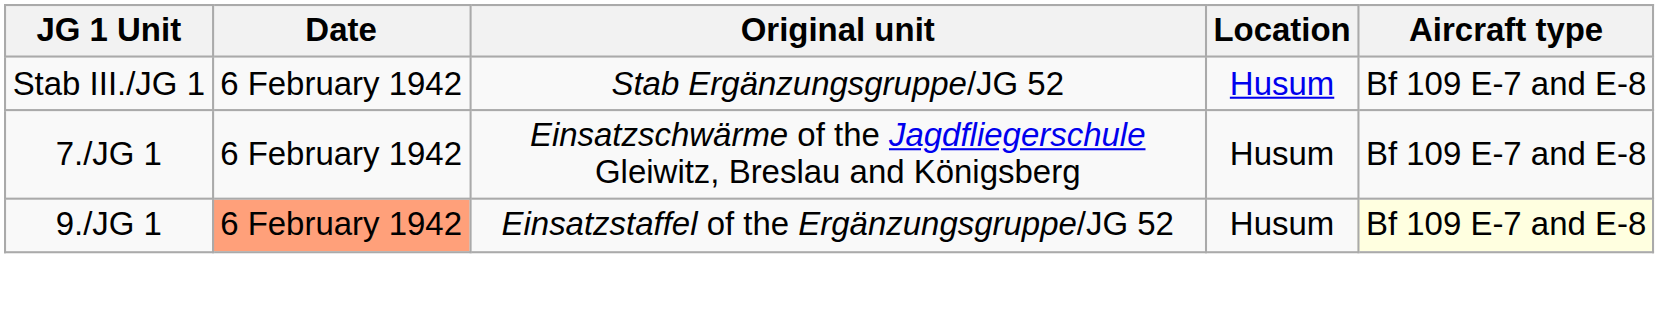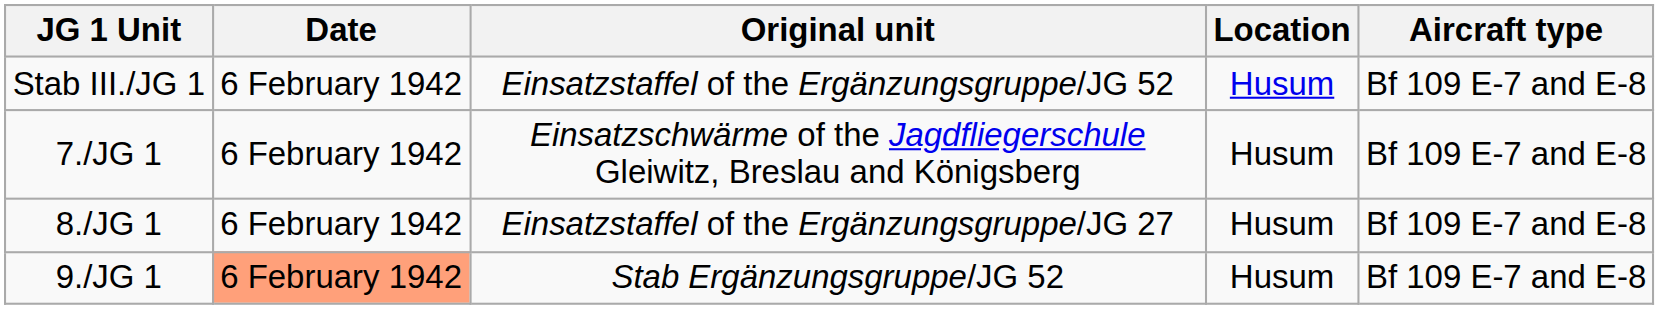(838, 82) Stab Ergänzungsgruppe/JG 52 -> (838, 82) Einsatzstaffel of the Ergänzungsgruppe/JG 52
+ row: (109, 224)
(838, 224) Einsatzstaffel of the Ergänzungsgruppe/JG 52 -> (838, 276) Stab Ergänzungsgruppe/JG 52
(1506, 224) lightyellow background -> (1506, 276) no background
